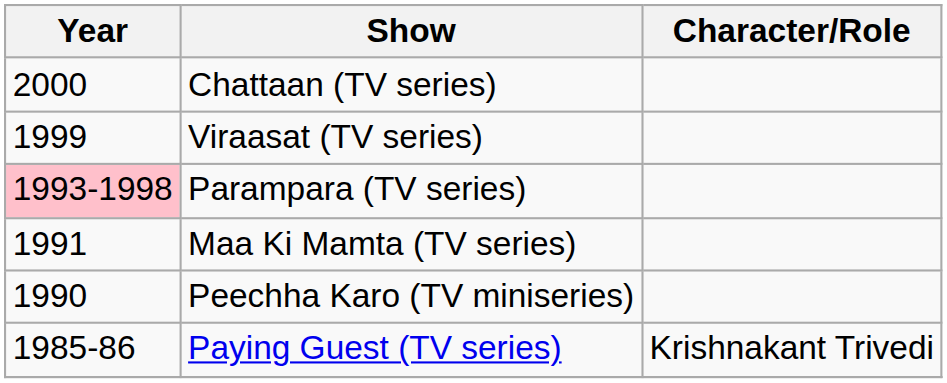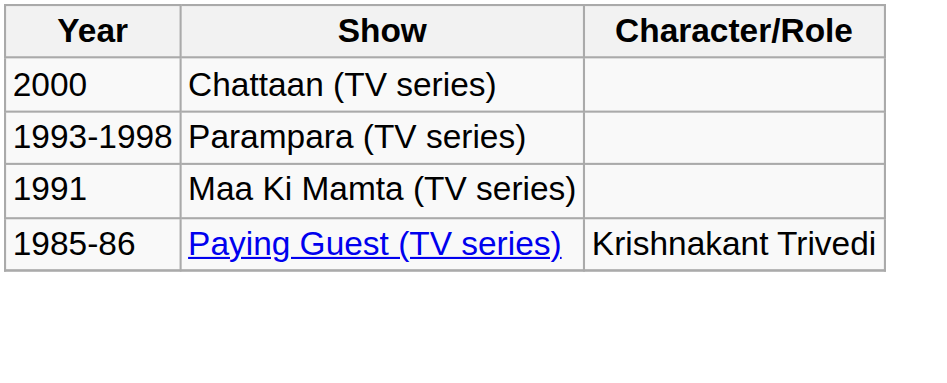- row: (336, 137)
(93, 190) pink background -> (93, 137) no background
- row: (411, 296)
